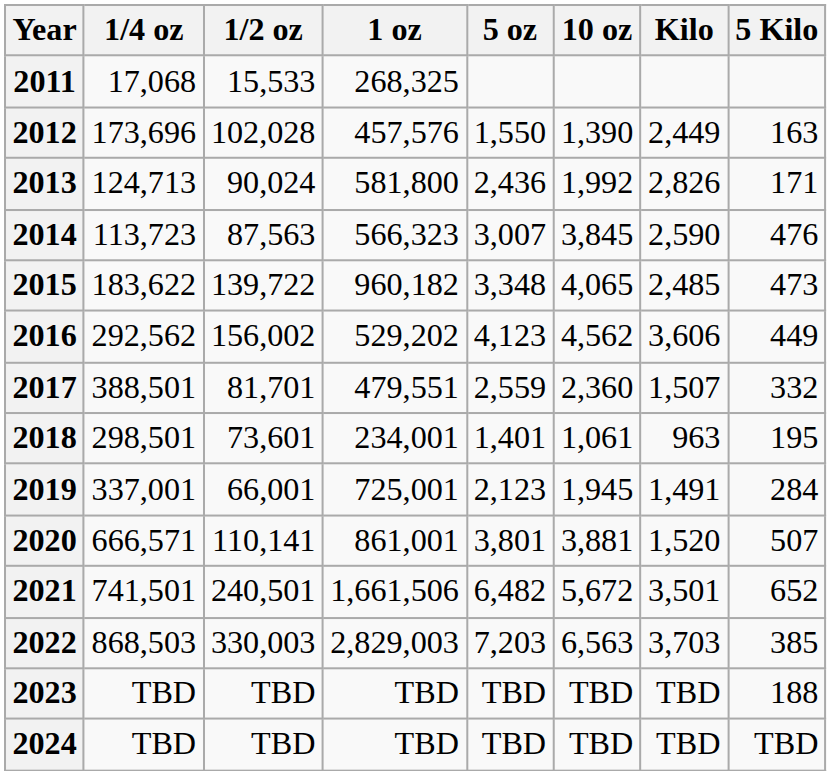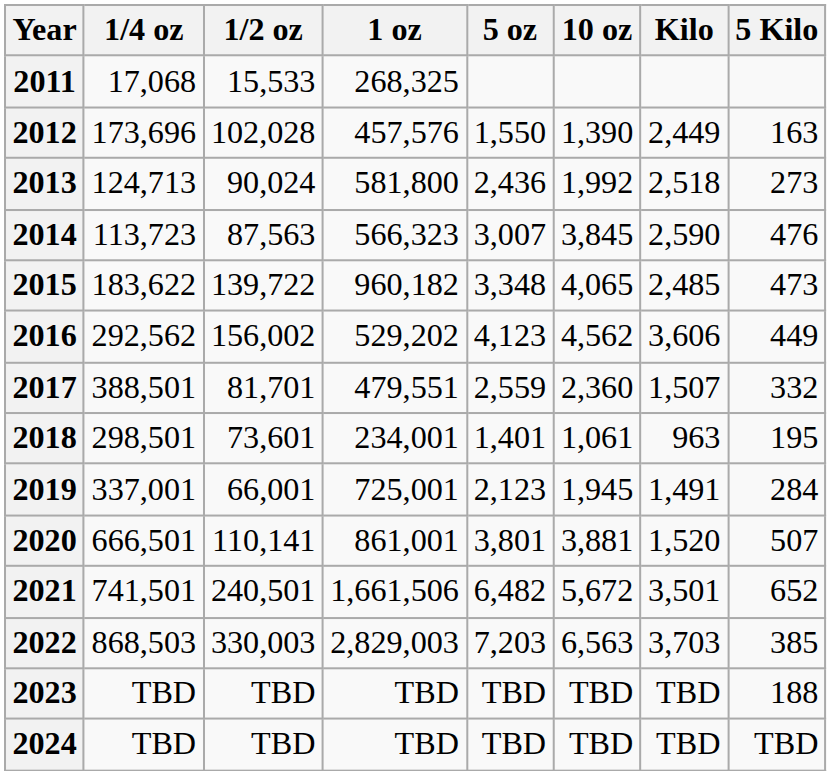(684, 183) 2,826 -> (684, 183) 2,518
(794, 183) 171 -> (794, 183) 273
(144, 540) 666,571 -> (144, 540) 666,501
